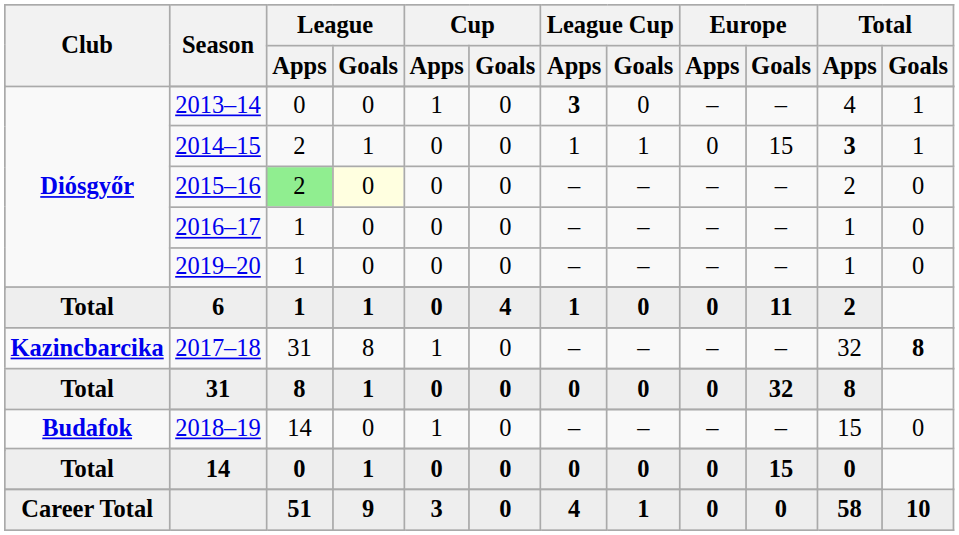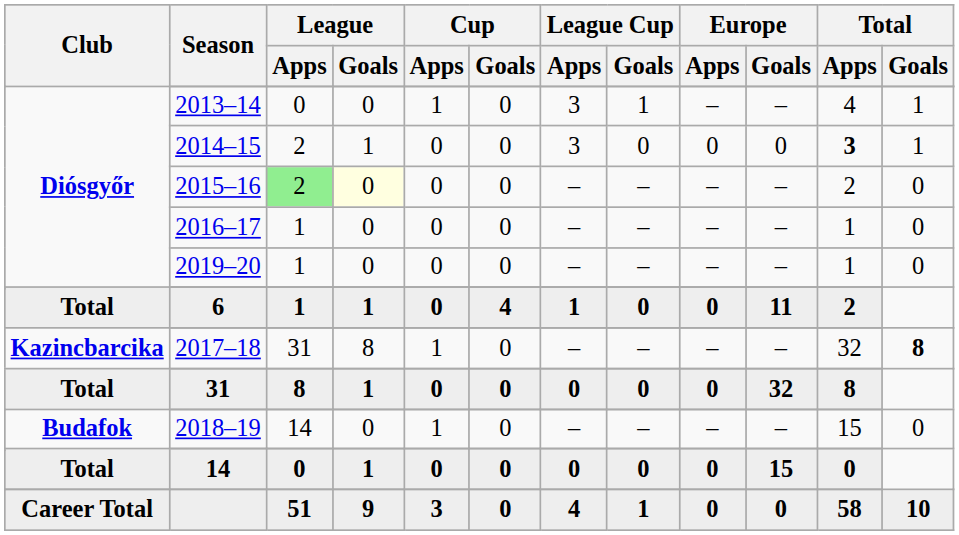(574, 105) bold -> (574, 105) normal
(643, 105) 0 -> (643, 105) 1
(574, 146) 1 -> (574, 146) 3
(643, 146) 1 -> (643, 146) 0
(781, 146) 15 -> (781, 146) 0
